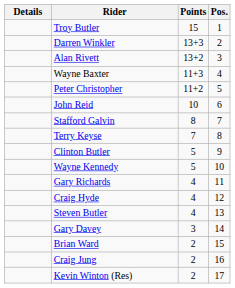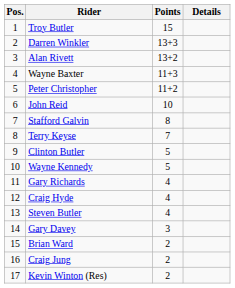columns swapped: (219, 12) <-> (28, 12)
